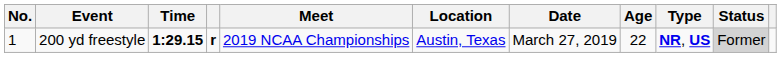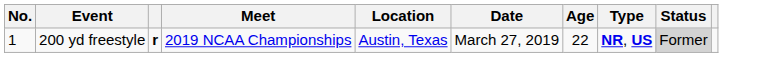- column: (178, 16)
